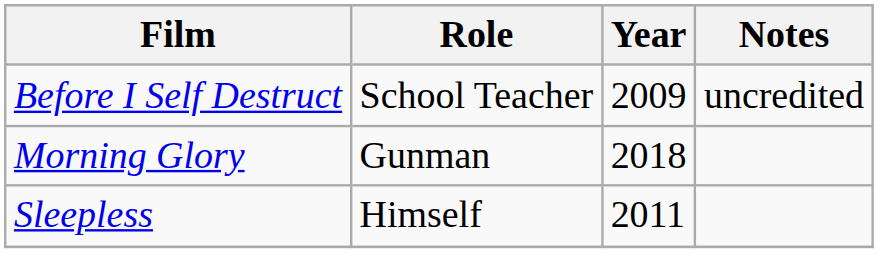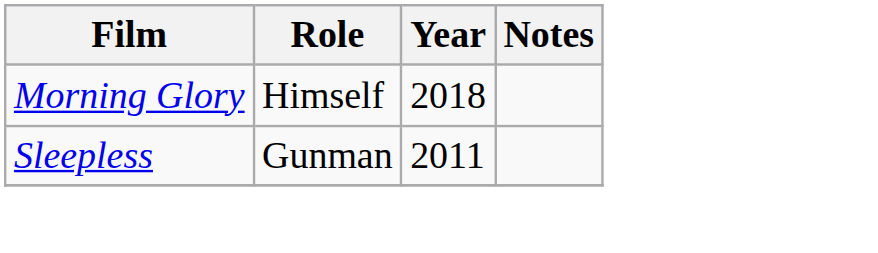- row: (178, 94)
(425, 154) Gunman -> (323, 94) Himself
(421, 214) Himself -> (327, 154) Gunman
